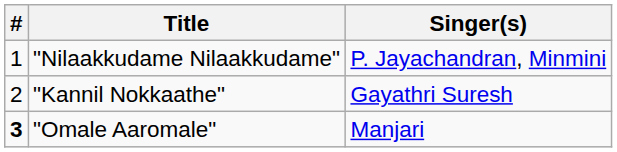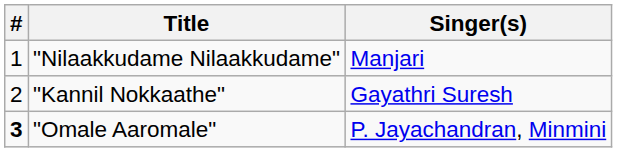(478, 58) P. Jayachandran, Minmini -> (387, 58) Manjari
(387, 130) Manjari -> (478, 130) P. Jayachandran, Minmini
